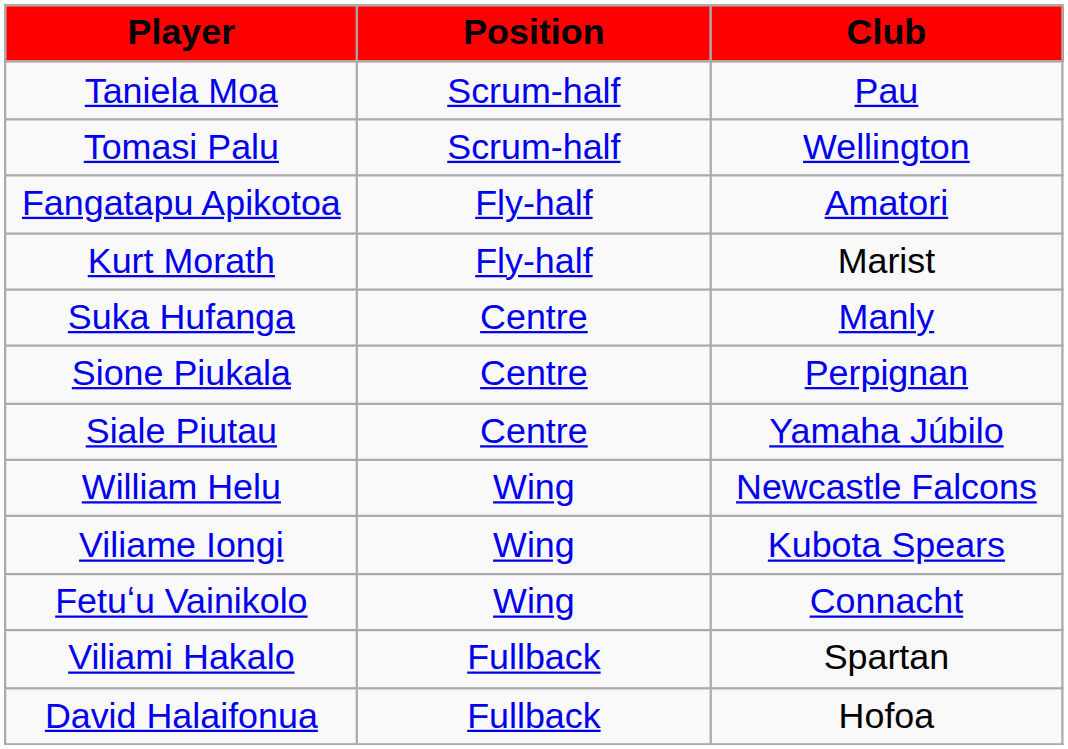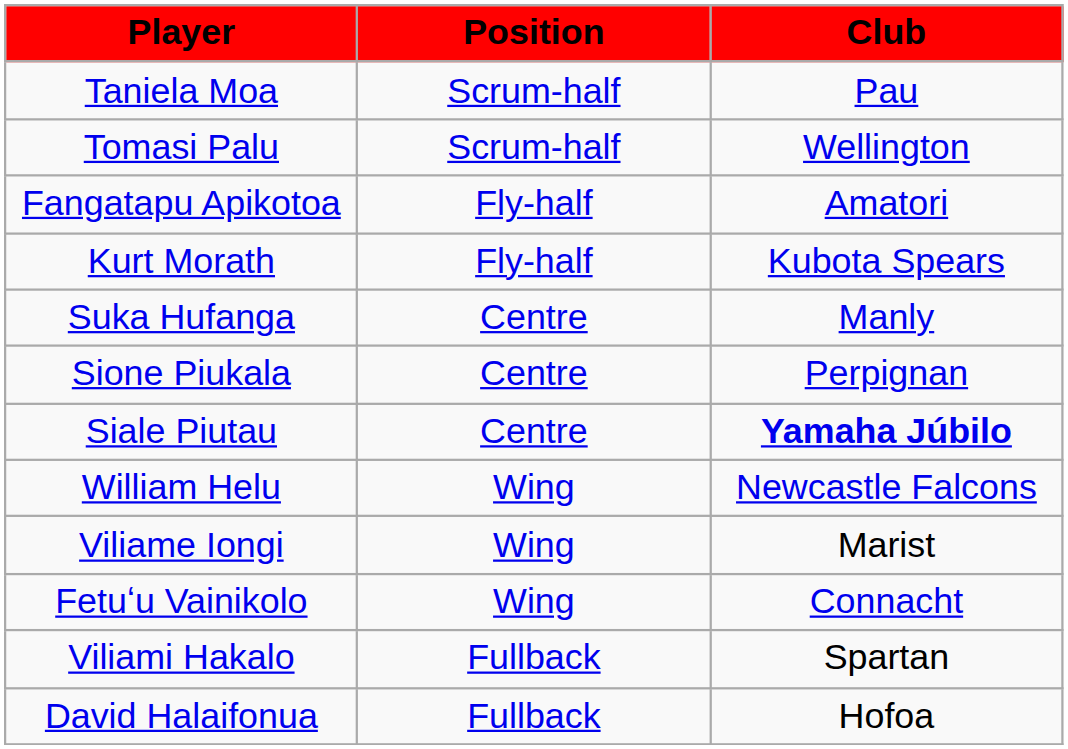(886, 260) Marist -> (886, 260) Kubota Spears
(886, 430) normal -> (886, 430) bold
(886, 544) Kubota Spears -> (886, 544) Marist
